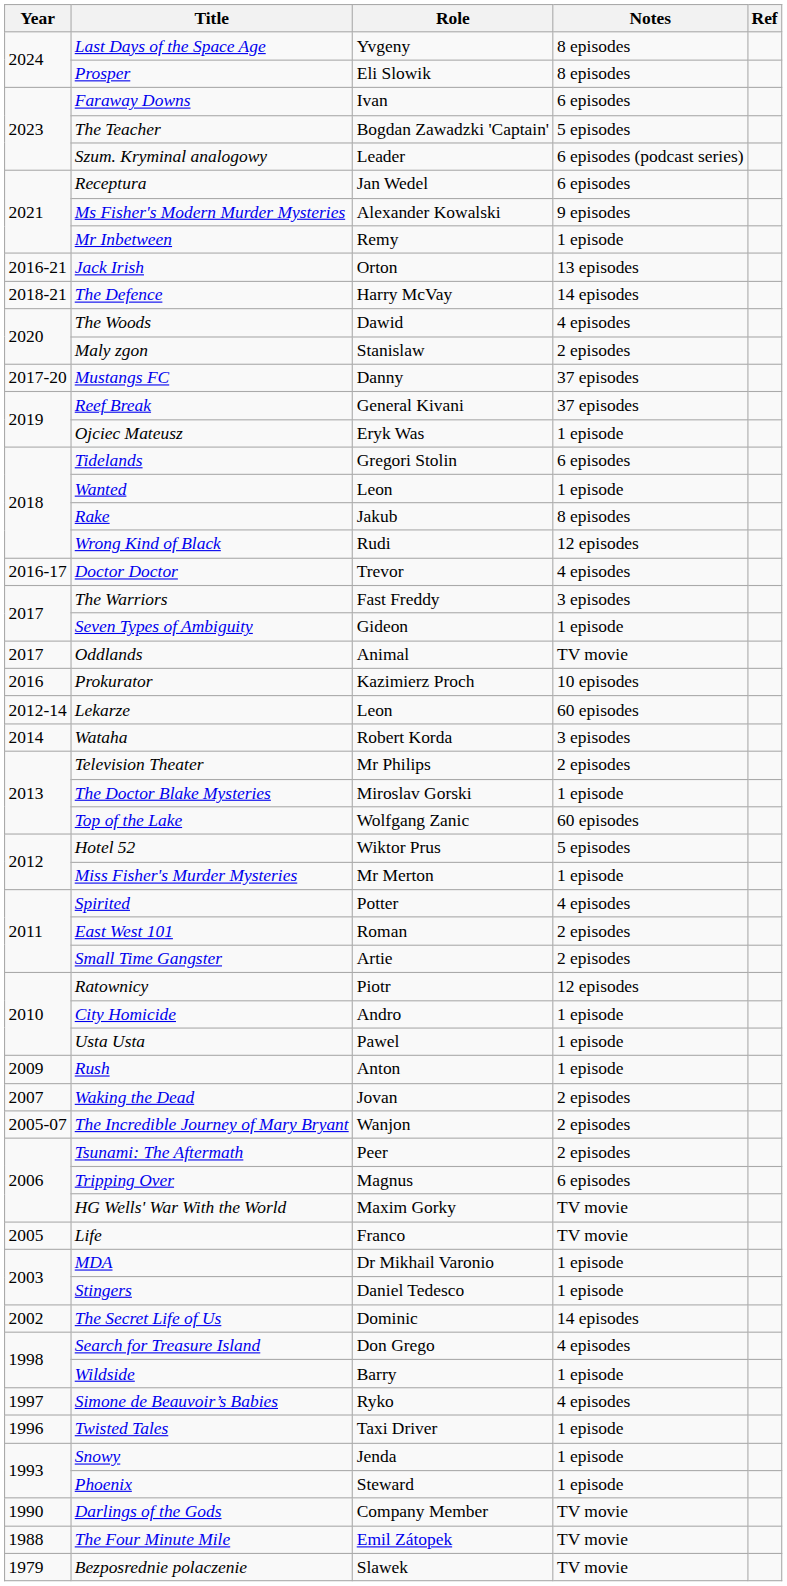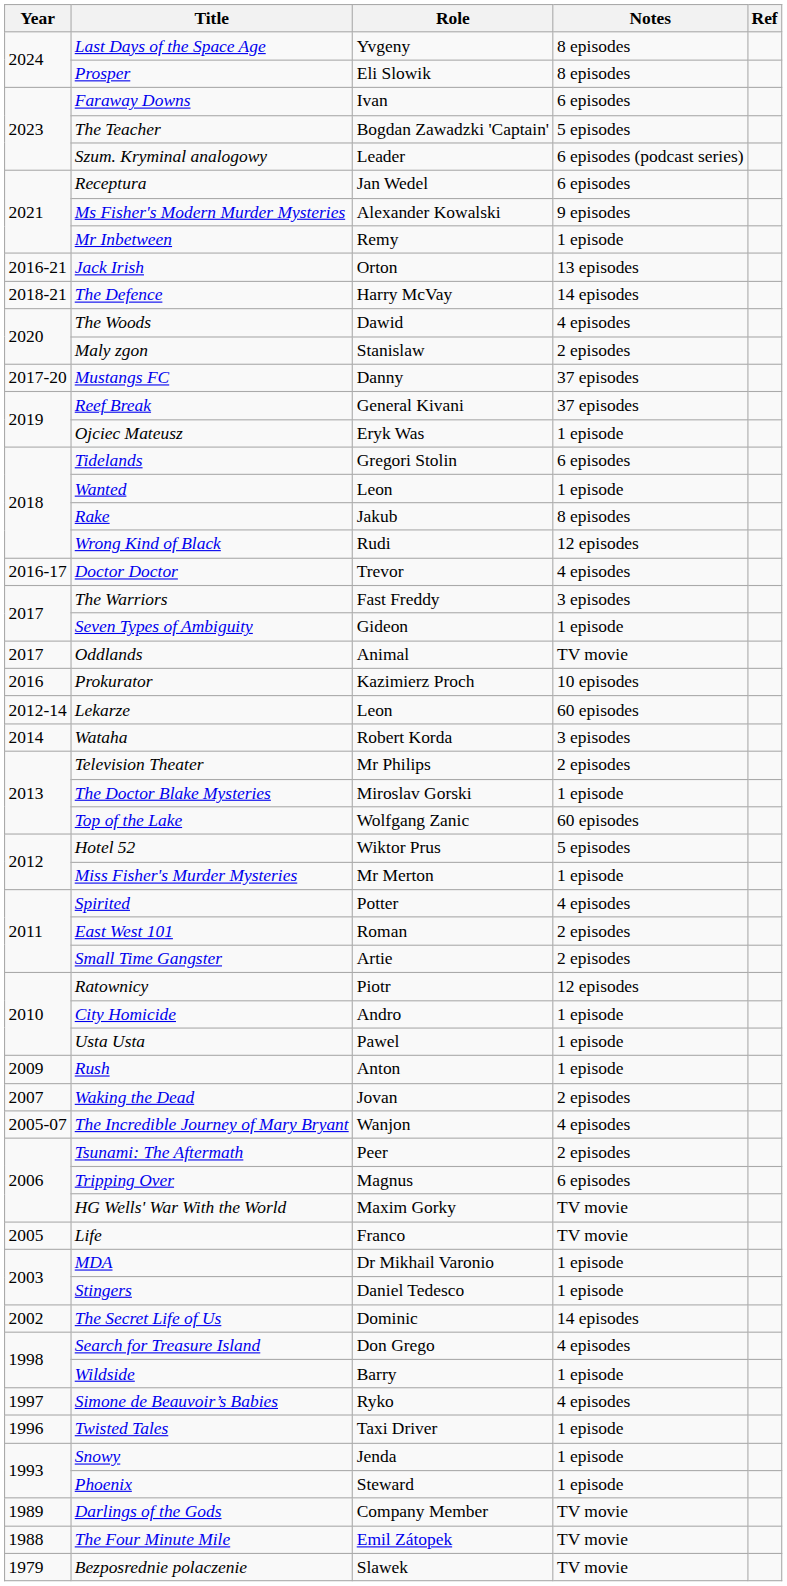(594, 1124) 2 episodes -> (594, 1124) 4 episodes
(26, 1511) 1990 -> (26, 1511) 1989
